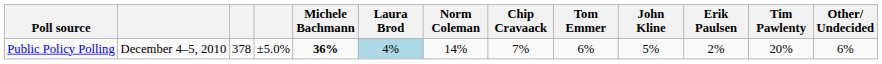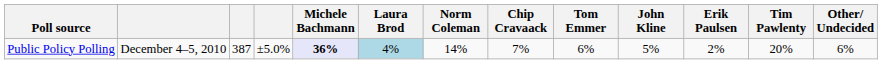(242, 48) 378 -> (242, 48) 387
(326, 48) no background -> (326, 48) lavender background
